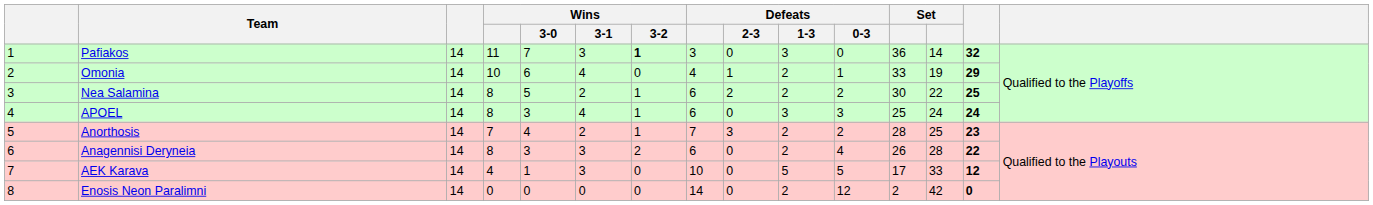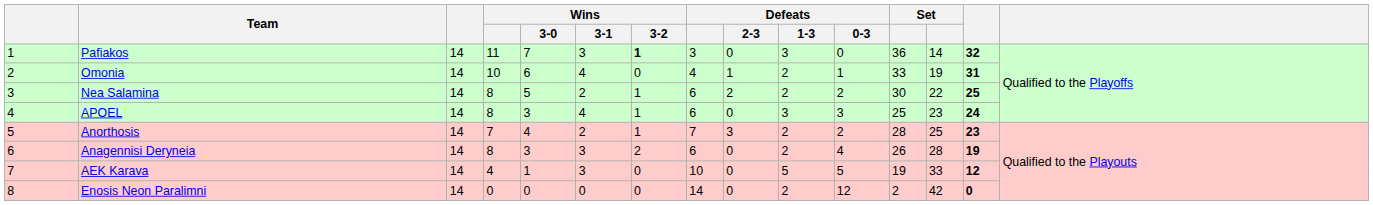(973, 73) 29 -> (973, 73) 31
(936, 112) 24 -> (936, 112) 23
(973, 152) 22 -> (973, 152) 19
(899, 171) 17 -> (899, 171) 19
